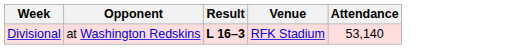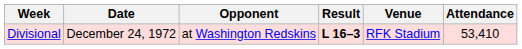+ column: (121, 14)
(365, 34) 53,140 -> (480, 34) 53,410
